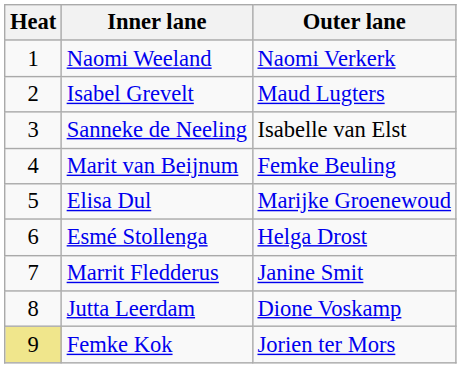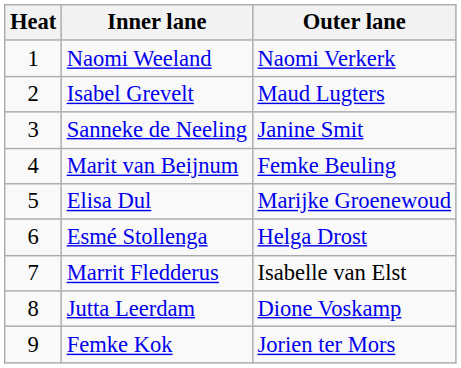(332, 129) Isabelle van Elst -> (310, 129) Janine Smit
(310, 272) Janine Smit -> (332, 272) Isabelle van Elst
(33, 344) khaki background -> (33, 344) no background
